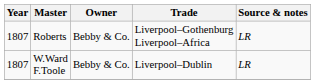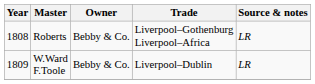(18, 36) 1807 -> (18, 36) 1808
(18, 65) 1807 -> (18, 65) 1809
